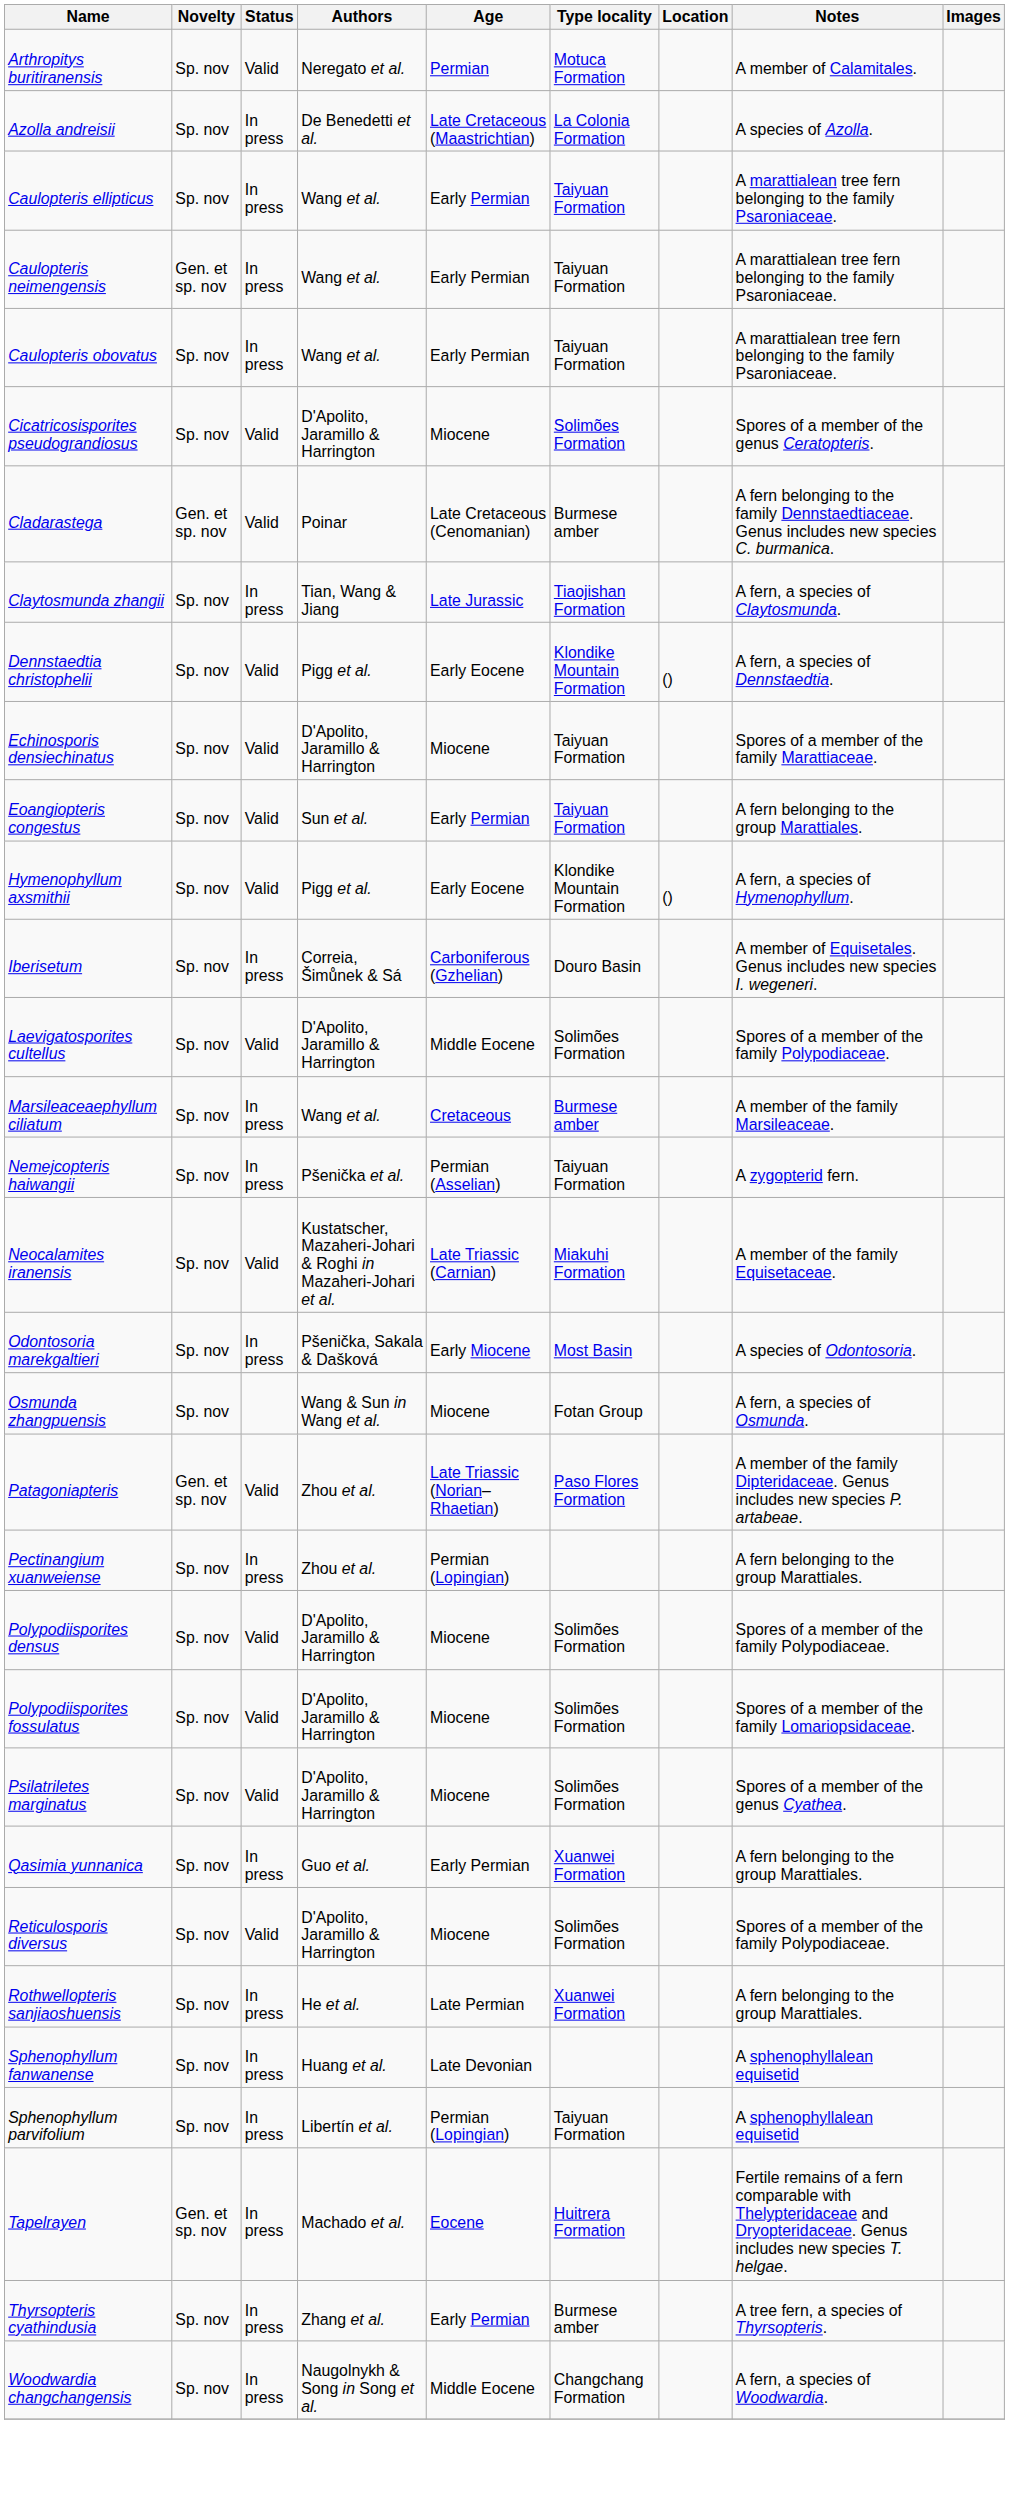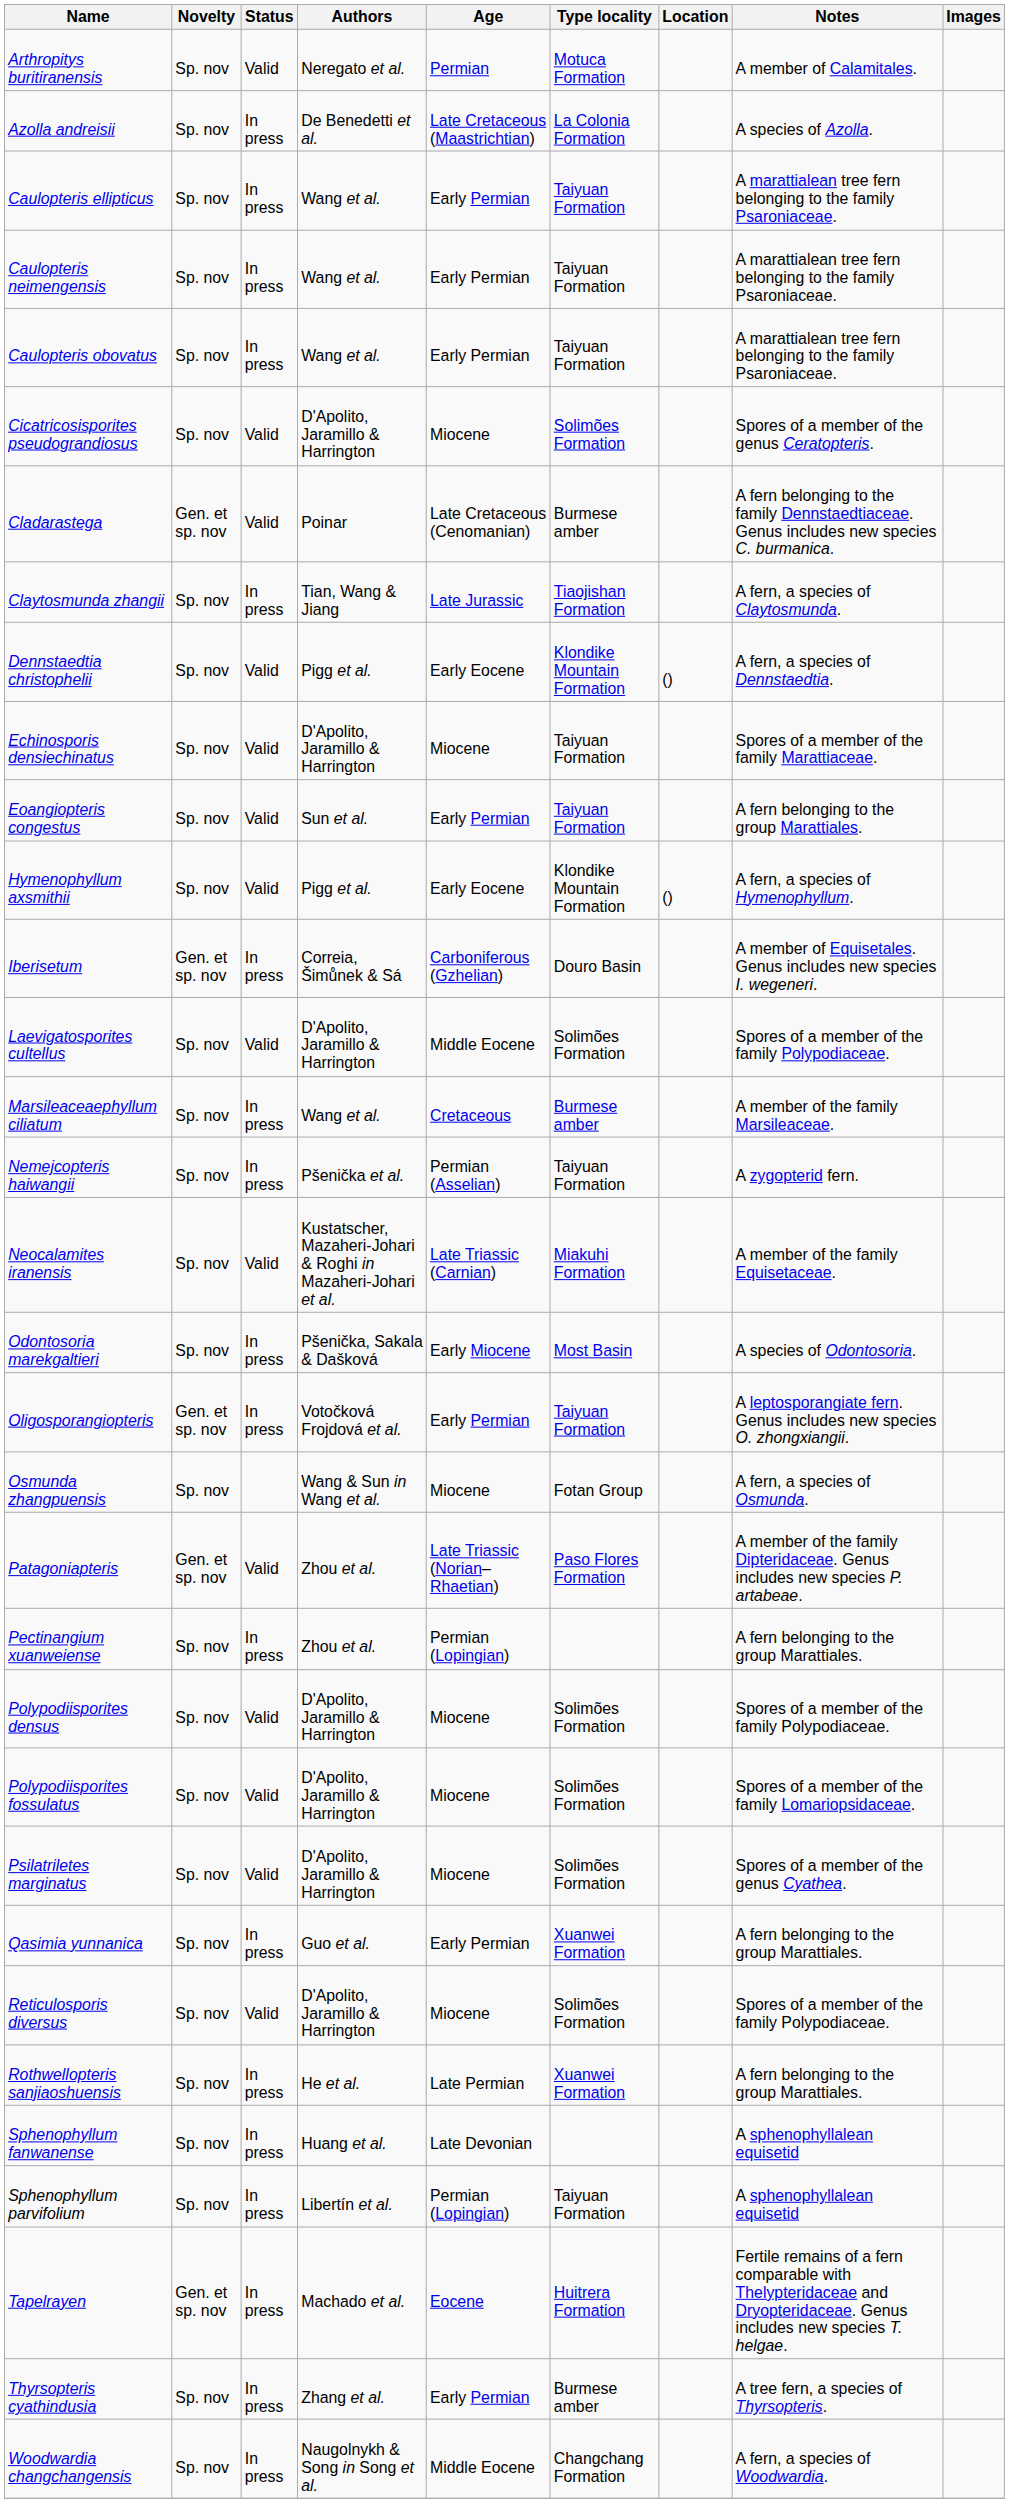(201, 277) Gen. et sp. nov -> (202, 277) Sp. nov
(202, 967) Sp. nov -> (201, 967) Gen. et sp. nov
+ row: (81, 1421)
